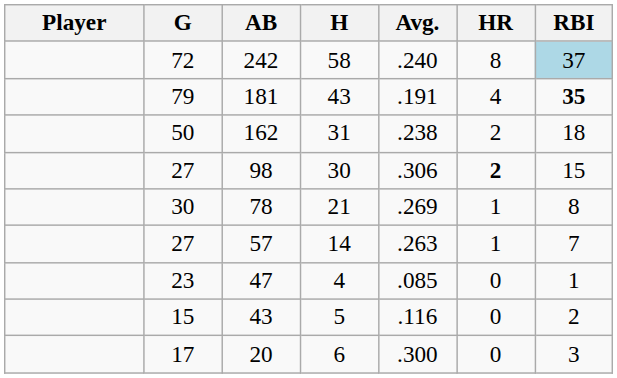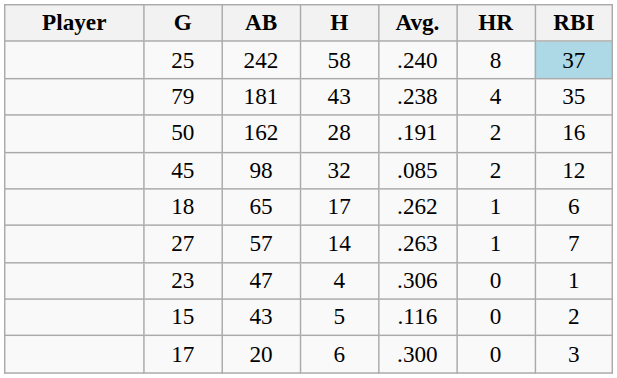(183, 59) 72 -> (183, 59) 25
(417, 96) .191 -> (417, 96) .238
(574, 96) bold -> (574, 96) normal
(339, 133) 31 -> (339, 133) 28
(417, 133) .238 -> (417, 133) .191
(574, 133) 18 -> (574, 133) 16
(183, 170) 27 -> (183, 170) 45
(339, 170) 30 -> (339, 170) 32
(417, 170) .306 -> (417, 170) .085
(496, 170) bold -> (496, 170) normal
(574, 170) 15 -> (574, 170) 12
- row: (261, 206)
+ row: (261, 206)
(417, 280) .085 -> (417, 280) .306
